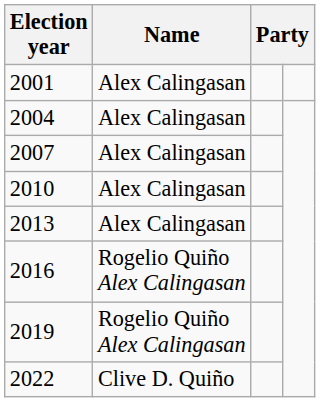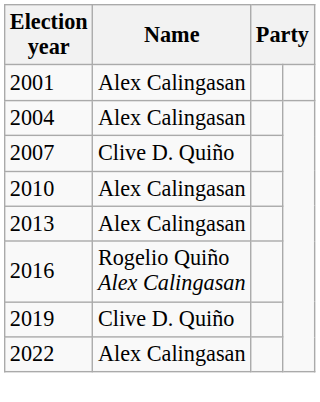(172, 152) Alex Calingasan -> (166, 152) Clive D. Quiño
(172, 331) Rogelio Quiño Alex Calingasan -> (166, 319) Clive D. Quiño
(166, 379) Clive D. Quiño -> (172, 354) Alex Calingasan
